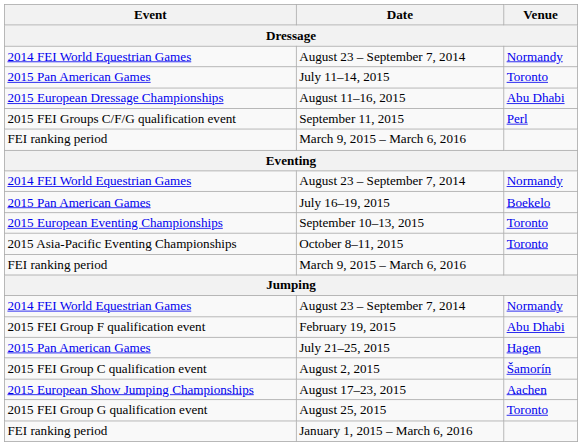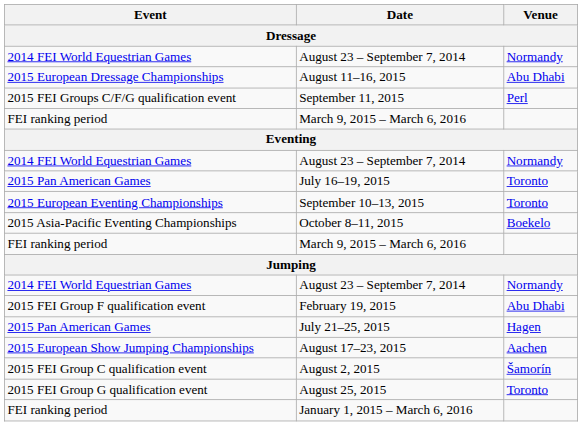- row: (79, 77)
(528, 202) Boekelo -> (527, 181) Toronto
(527, 243) Toronto -> (528, 222) Boekelo
rows swapped: (107, 368) <-> (131, 389)
